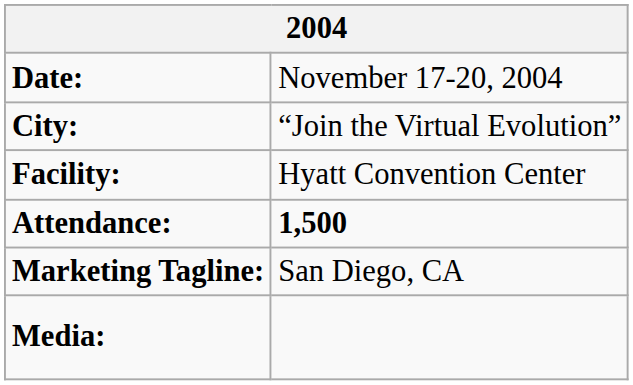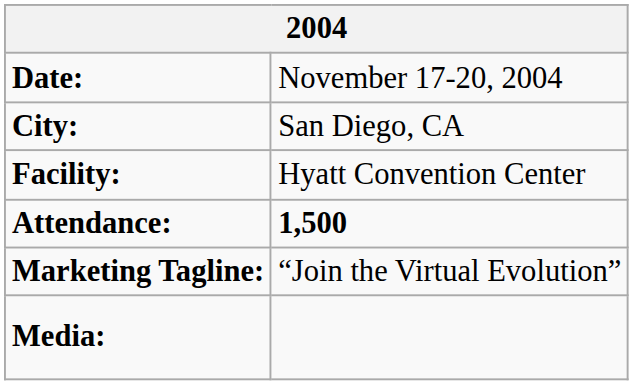(450, 125) “Join the Virtual Evolution” -> (371, 125) San Diego, CA
(371, 271) San Diego, CA -> (450, 271) “Join the Virtual Evolution”
